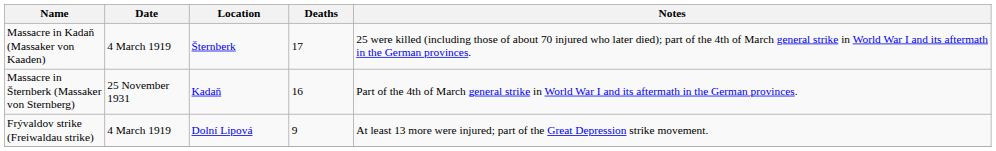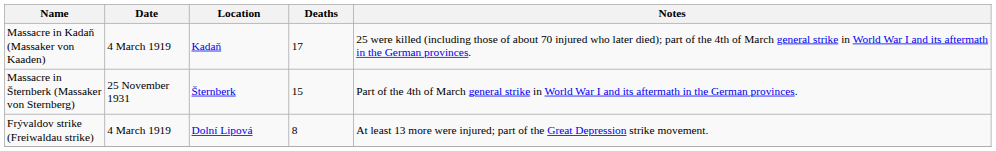(214, 46) Šternberk -> (206, 46) Kadaň
(206, 92) Kadaň -> (214, 92) Šternberk
(297, 92) 16 -> (297, 92) 15
(295, 130) 9 -> (295, 130) 8
